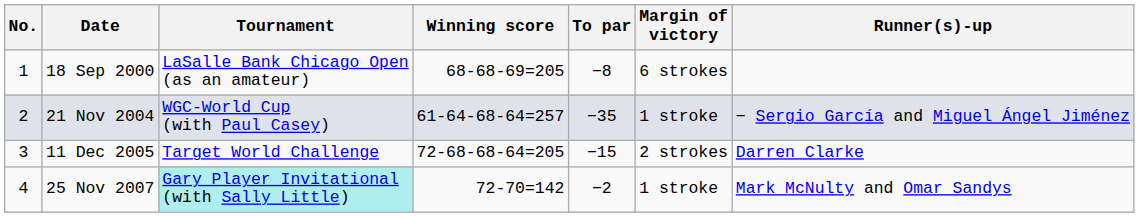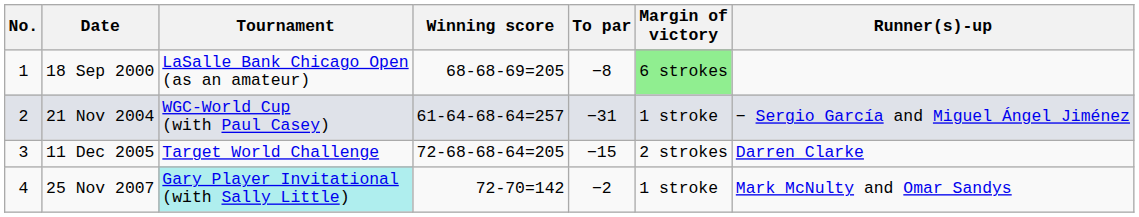(684, 73) no background -> (684, 73) lightgreen background
(602, 118) −35 -> (602, 118) −31
